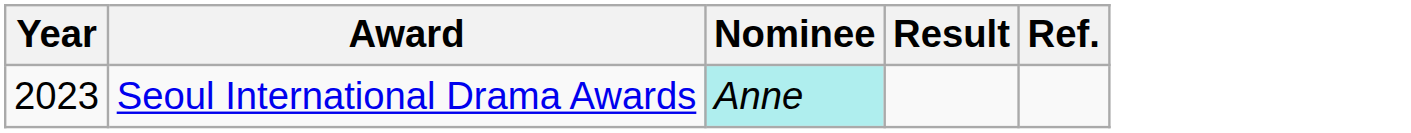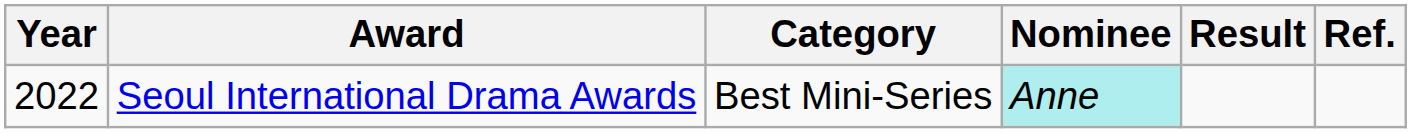+ column: (853, 34)
(57, 95) 2023 -> (57, 95) 2022
